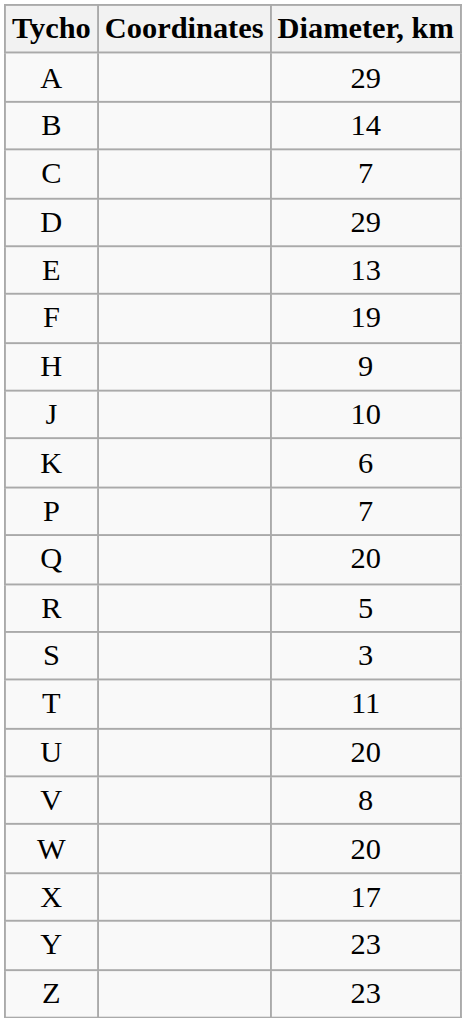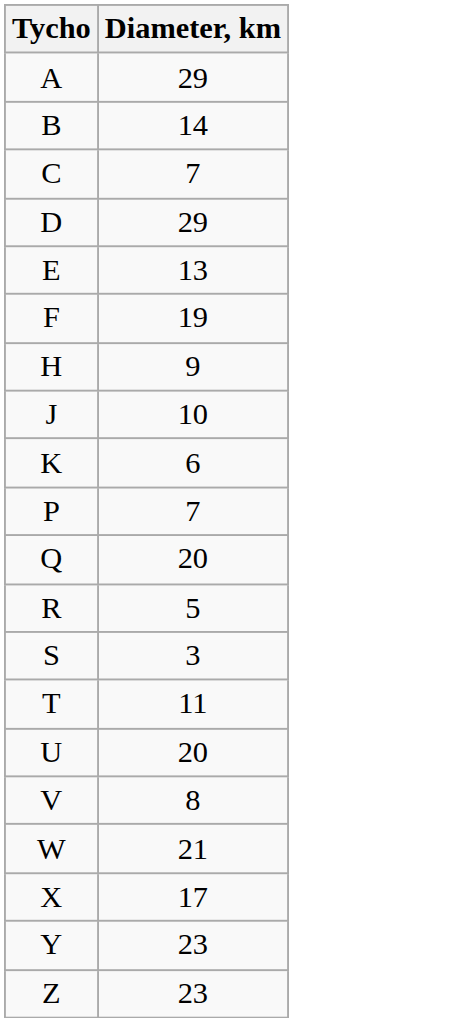- column: (184, 28)
(366, 848) 20 -> (193, 848) 21
